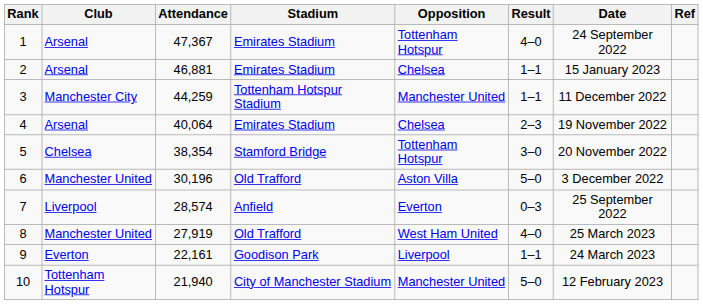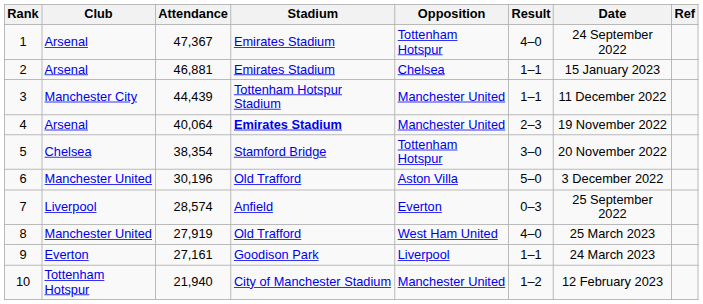(193, 97) 44,259 -> (193, 97) 44,439
(284, 124) normal -> (288, 124) bold
(421, 124) Chelsea -> (451, 124) Manchester United
(193, 254) 22,161 -> (193, 254) 27,161
(531, 282) 5–0 -> (531, 282) 1–2
